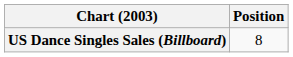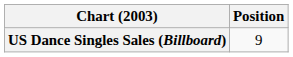(259, 39) 8 -> (259, 39) 9
